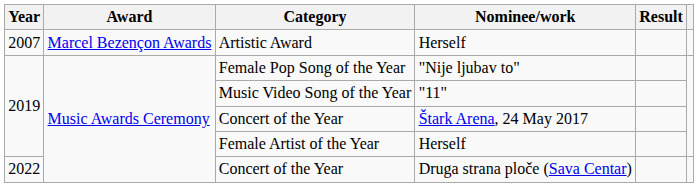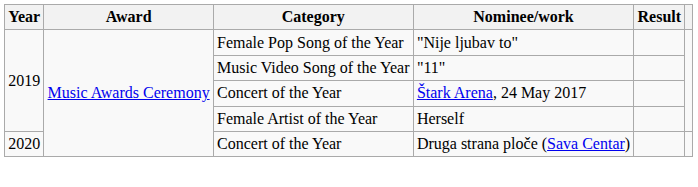- row: (265, 42)
(24, 169) 2022 -> (24, 144) 2020
